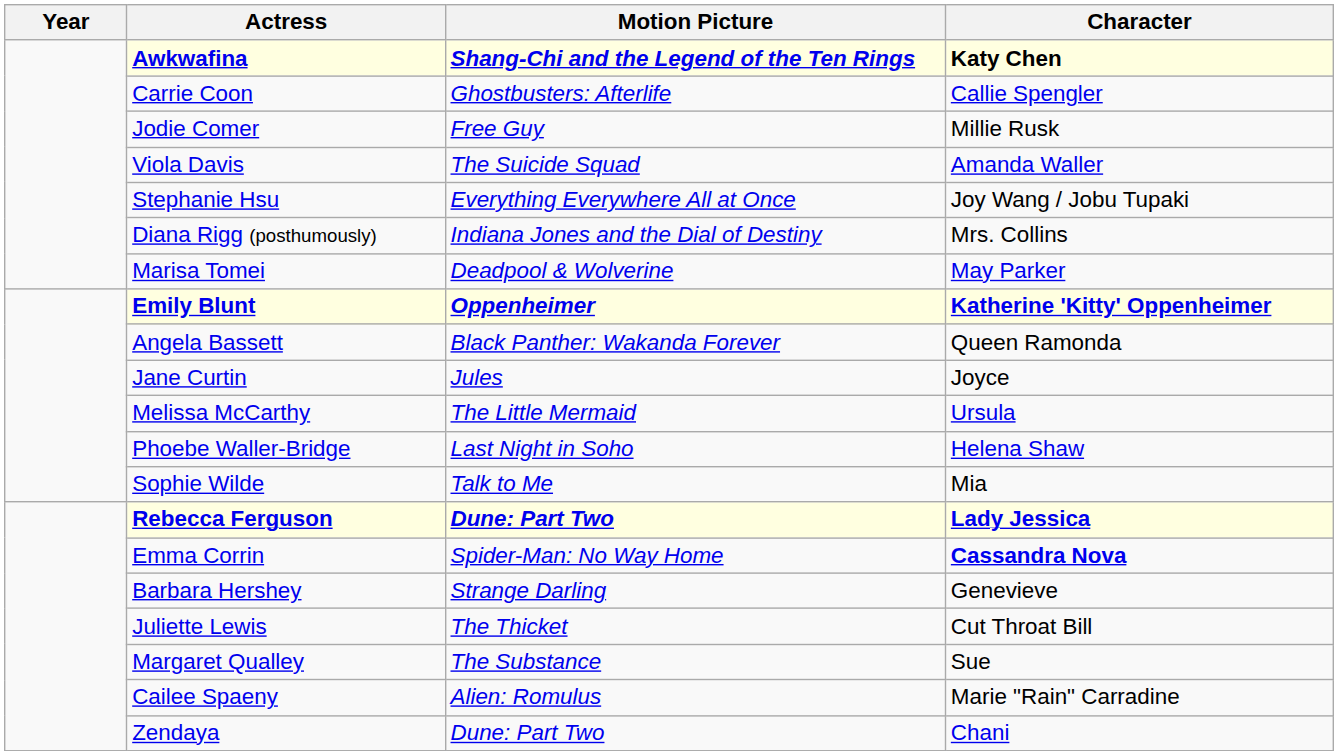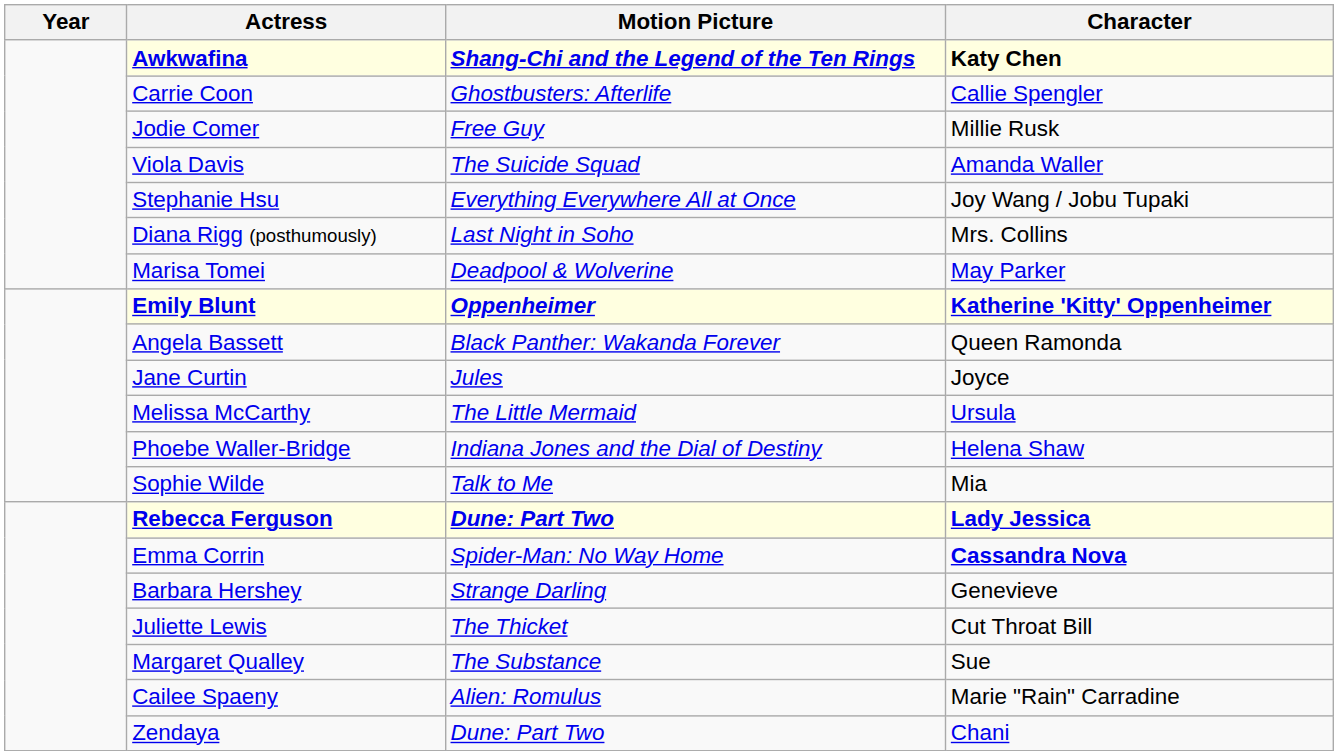(636, 235) Indiana Jones and the Dial of Destiny -> (542, 235) Last Night in Soho
(542, 448) Last Night in Soho -> (636, 448) Indiana Jones and the Dial of Destiny
